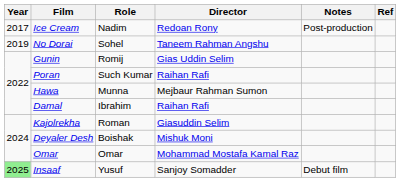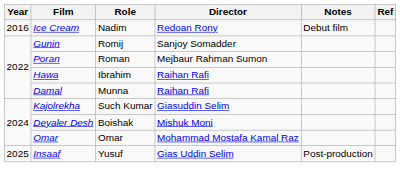(18, 28) 2017 -> (18, 28) 2016
(338, 28) Post-production -> (326, 28) Debut film
- row: (53, 43)
(195, 59) Gias Uddin Selim -> (197, 43) Sanjoy Somadder
(125, 75) Such Kumar -> (114, 59) Roman
(183, 75) Raihan Rafi -> (212, 59) Mejbaur Rahman Sumon
(113, 91) Munna -> (114, 75) Ibrahim
(212, 91) Mejbaur Rahman Sumon -> (183, 75) Raihan Rafi
(114, 106) Ibrahim -> (113, 91) Munna
(114, 122) Roman -> (125, 106) Such Kumar
(18, 169) lightgreen background -> (18, 153) no background
(197, 169) Sanjoy Somadder -> (195, 153) Gias Uddin Selim
(326, 169) Debut film -> (338, 153) Post-production
